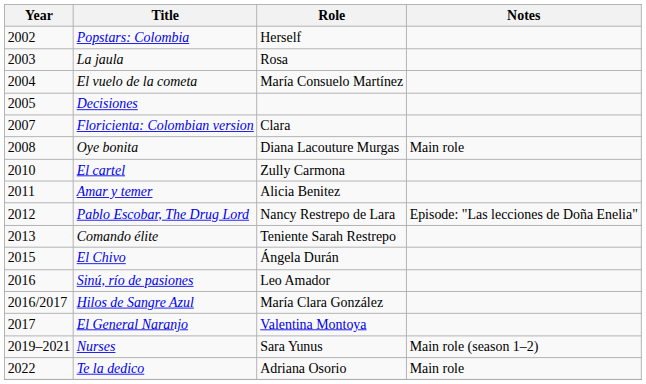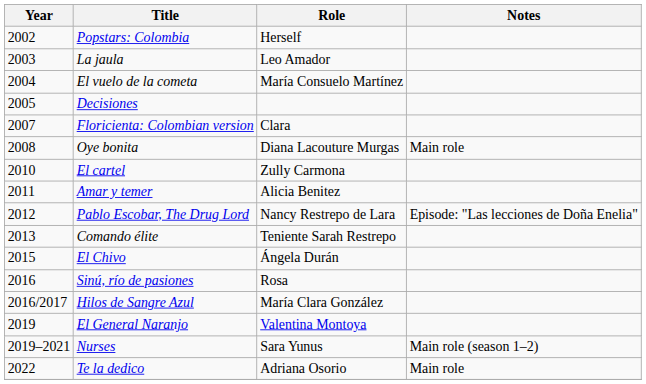(274, 59) Rosa -> (295, 59) Leo Amador
(295, 280) Leo Amador -> (274, 280) Rosa
(22, 324) 2017 -> (22, 324) 2019
